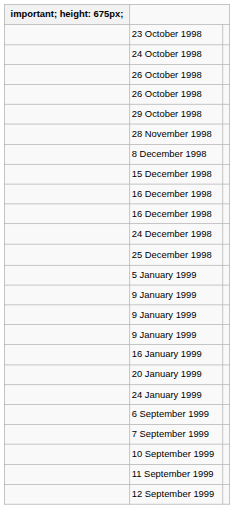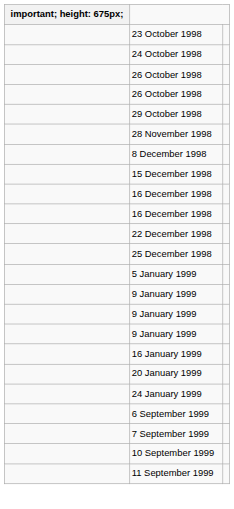+ row: (67, 234)
- row: (67, 234)
- row: (67, 494)
